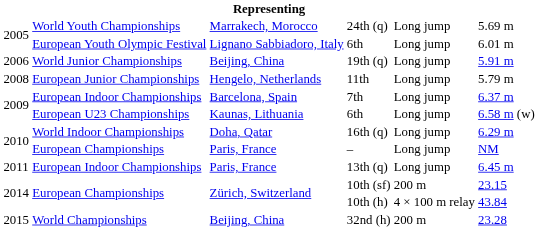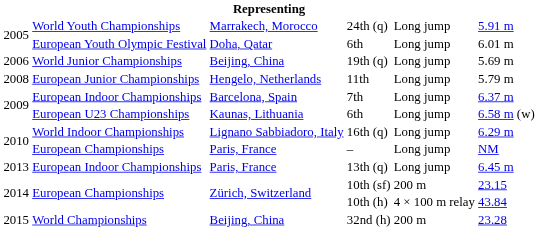(496, 26) 5.69 m -> (496, 26) 5.91 m
(277, 43) Lignano Sabbiadoro, Italy -> (241, 43) Doha, Qatar
(496, 61) 5.91 m -> (496, 61) 5.69 m
(241, 131) Doha, Qatar -> (277, 131) Lignano Sabbiadoro, Italy
(16, 167) 2011 -> (16, 167) 2013
